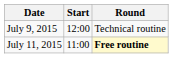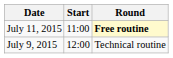rows swapped: (32, 28) <-> (34, 45)
